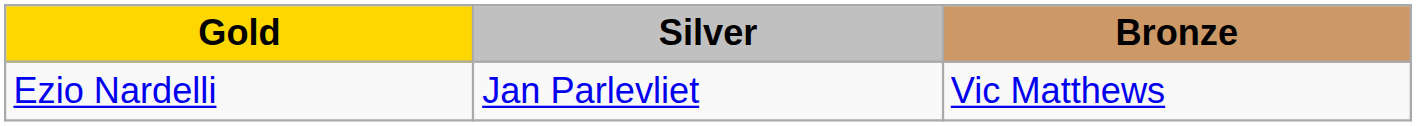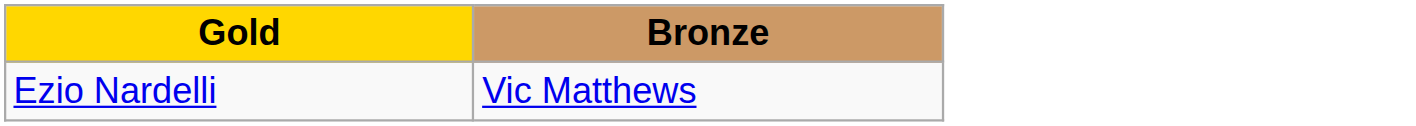- column: (708, 33)
